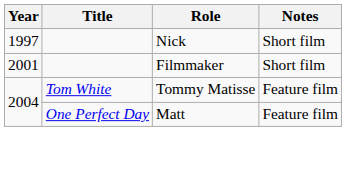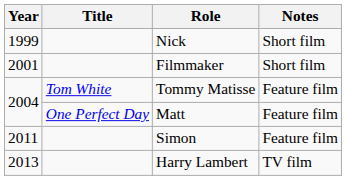(23, 41) 1997 -> (23, 41) 1999
+ row: (176, 138)
+ row: (202, 162)
